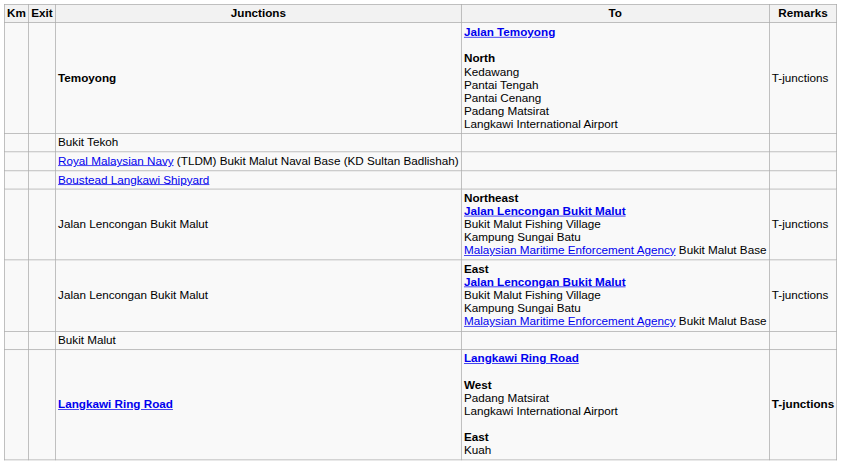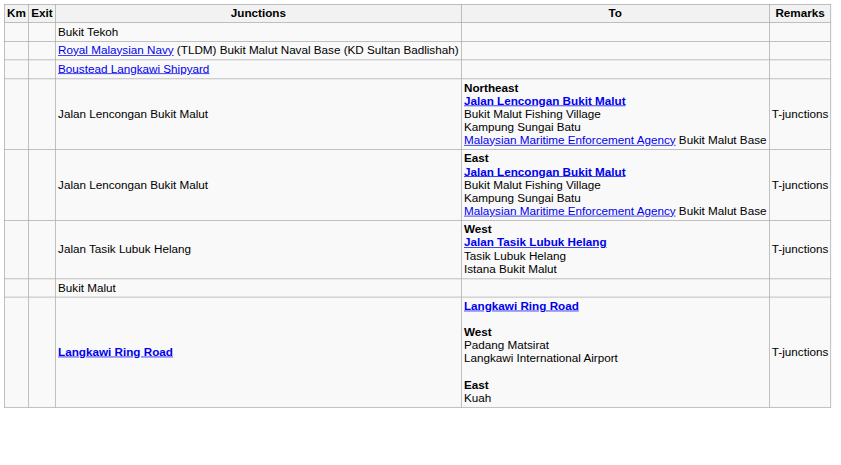- row: (87, 78)
+ row: (125, 249)
(803, 405) bold -> (800, 352) normal
